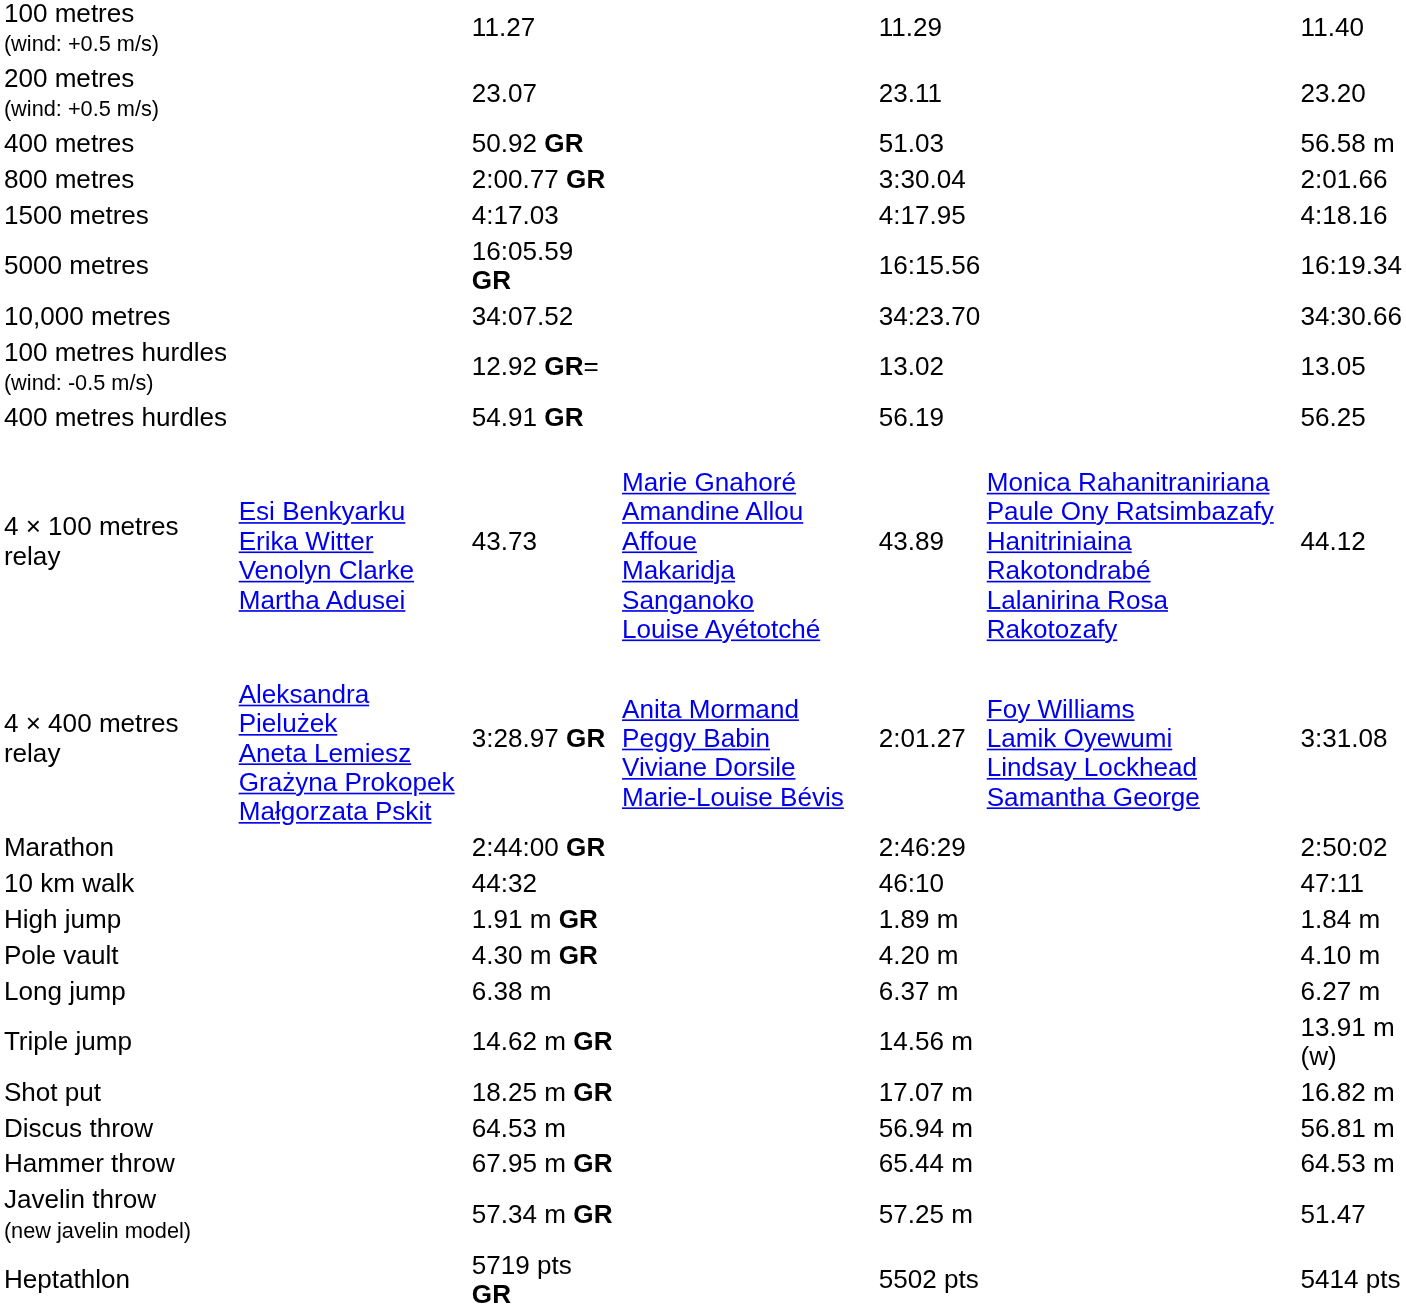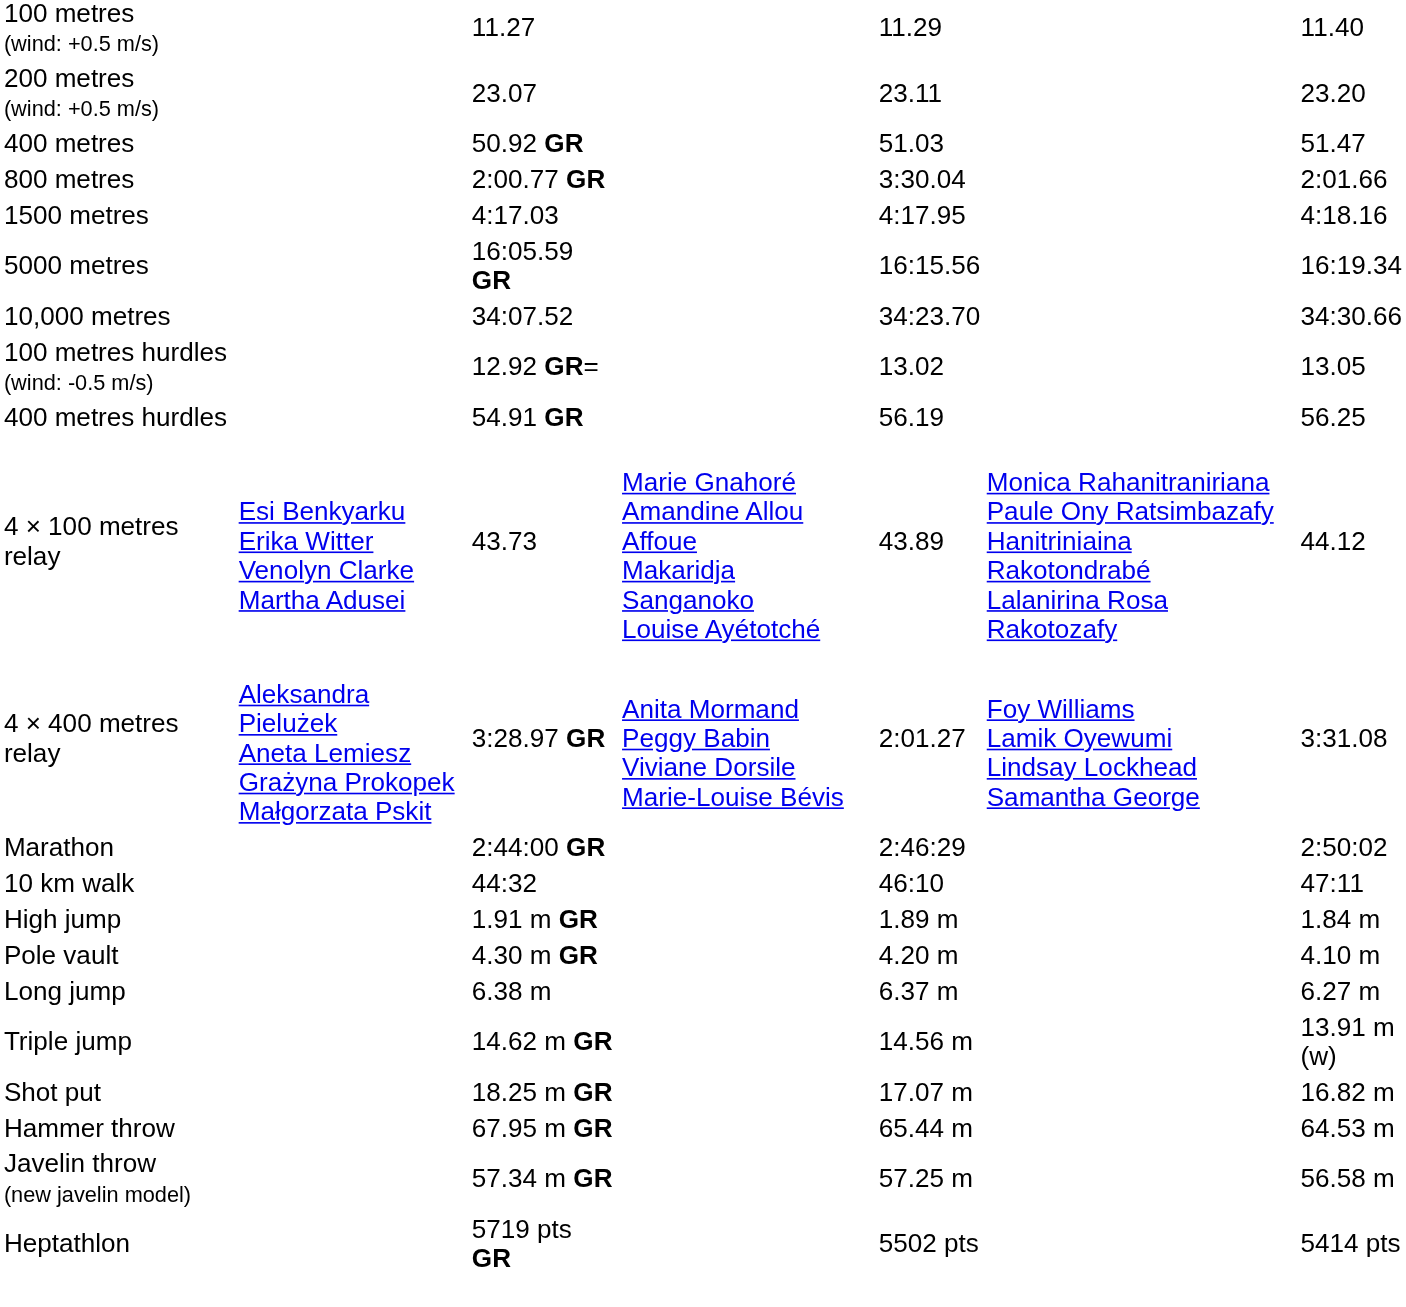(1348, 143) 56.58 m -> (1333, 143) 51.47
- row: (79, 1128)
(1333, 1214) 51.47 -> (1348, 1178) 56.58 m
